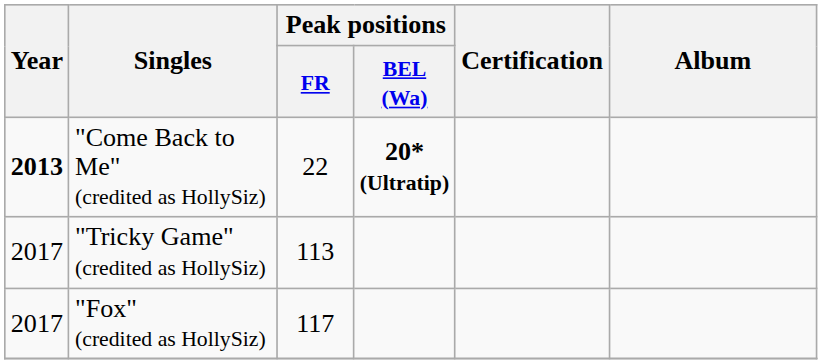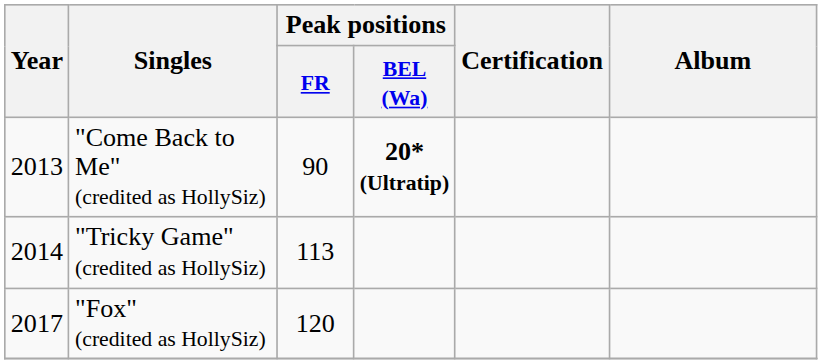(37, 166) bold -> (37, 166) normal
(315, 166) 22 -> (315, 166) 90
(37, 251) 2017 -> (37, 251) 2014
(315, 322) 117 -> (315, 322) 120
